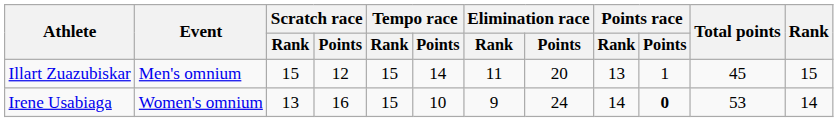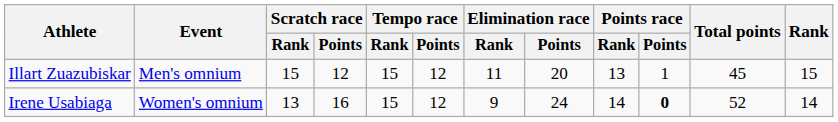(438, 74) 14 -> (438, 74) 12
(438, 102) 10 -> (438, 102) 12
(738, 102) 53 -> (738, 102) 52
